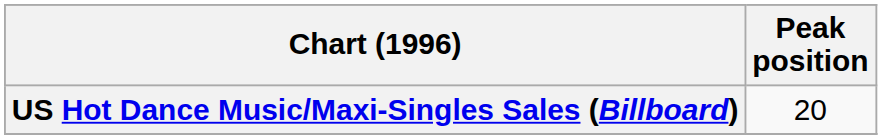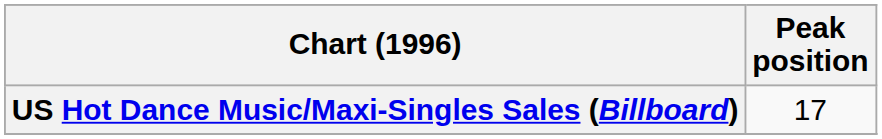(810, 109) 20 -> (810, 109) 17
